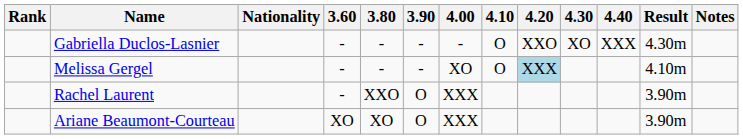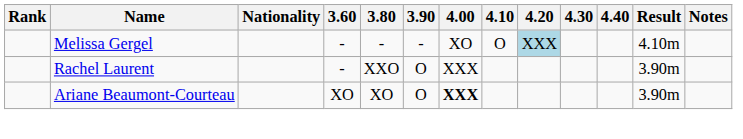- row: (137, 43)
(460, 120) normal -> (460, 95) bold
